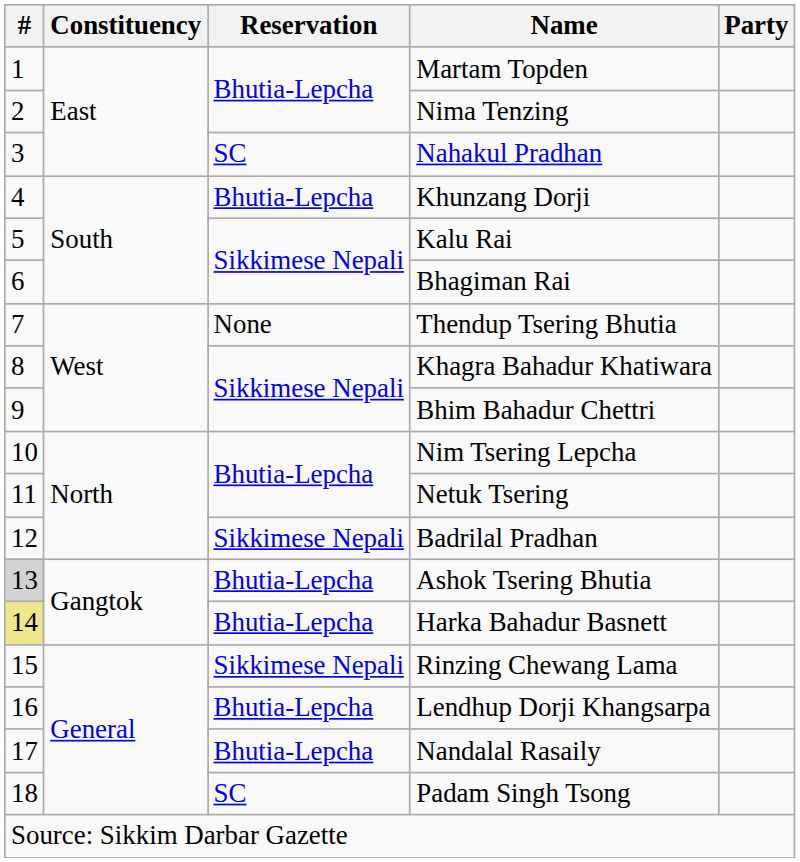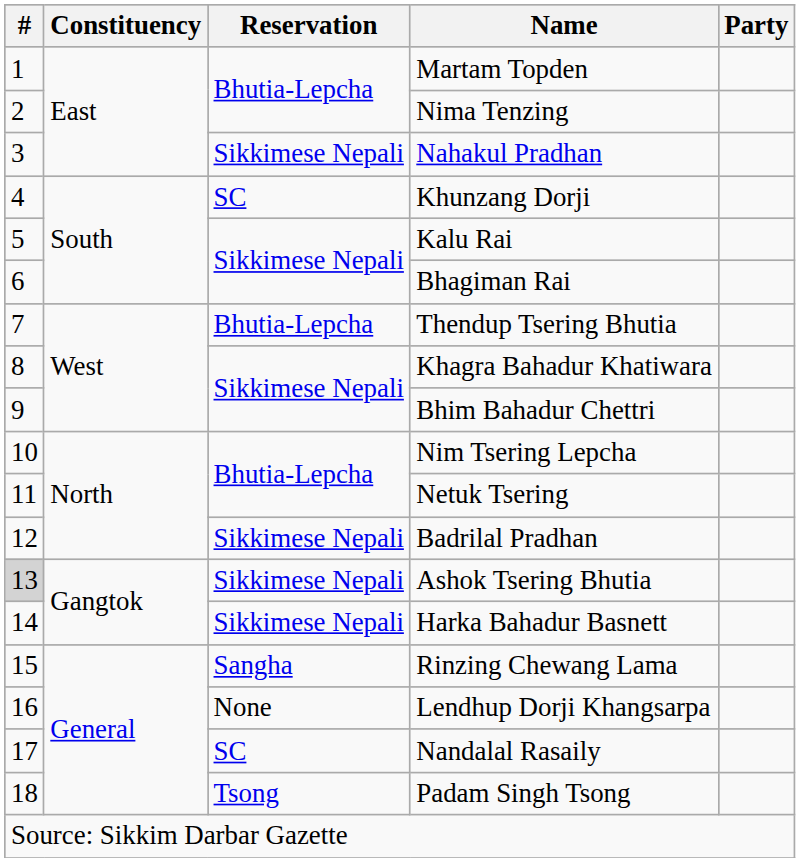(230, 153) SC -> (309, 153) Sikkimese Nepali
(293, 196) Bhutia-Lepcha -> (230, 196) SC
(243, 324) None -> (293, 324) Bhutia-Lepcha
(293, 580) Bhutia-Lepcha -> (309, 580) Sikkimese Nepali
(24, 622) khaki background -> (24, 622) no background
(293, 622) Bhutia-Lepcha -> (309, 622) Sikkimese Nepali
(309, 665) Sikkimese Nepali -> (253, 665) Sangha
(293, 707) Bhutia-Lepcha -> (243, 707) None
(293, 750) Bhutia-Lepcha -> (230, 750) SC
(230, 793) SC -> (246, 793) Tsong
